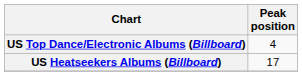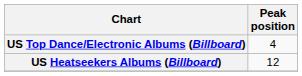(273, 62) 17 -> (273, 62) 12
